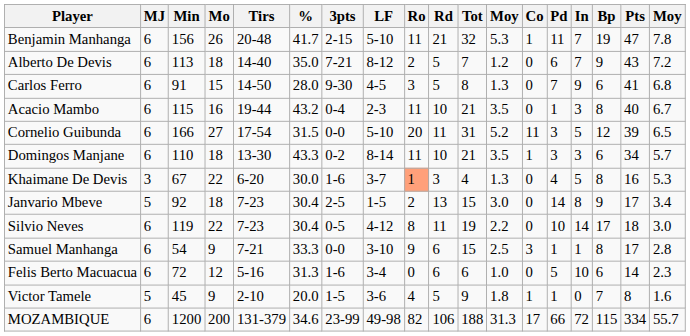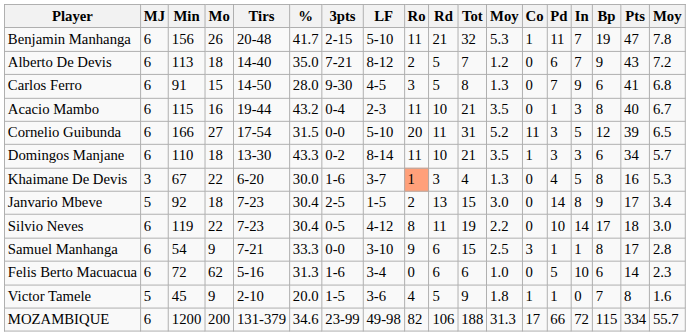(215, 272) 12 -> (215, 272) 62
